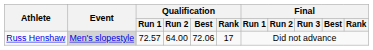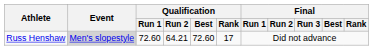(150, 39) 72.57 -> (150, 39) 72.60
(177, 39) 64.00 -> (177, 39) 64.21
(203, 39) 72.06 -> (203, 39) 72.60
